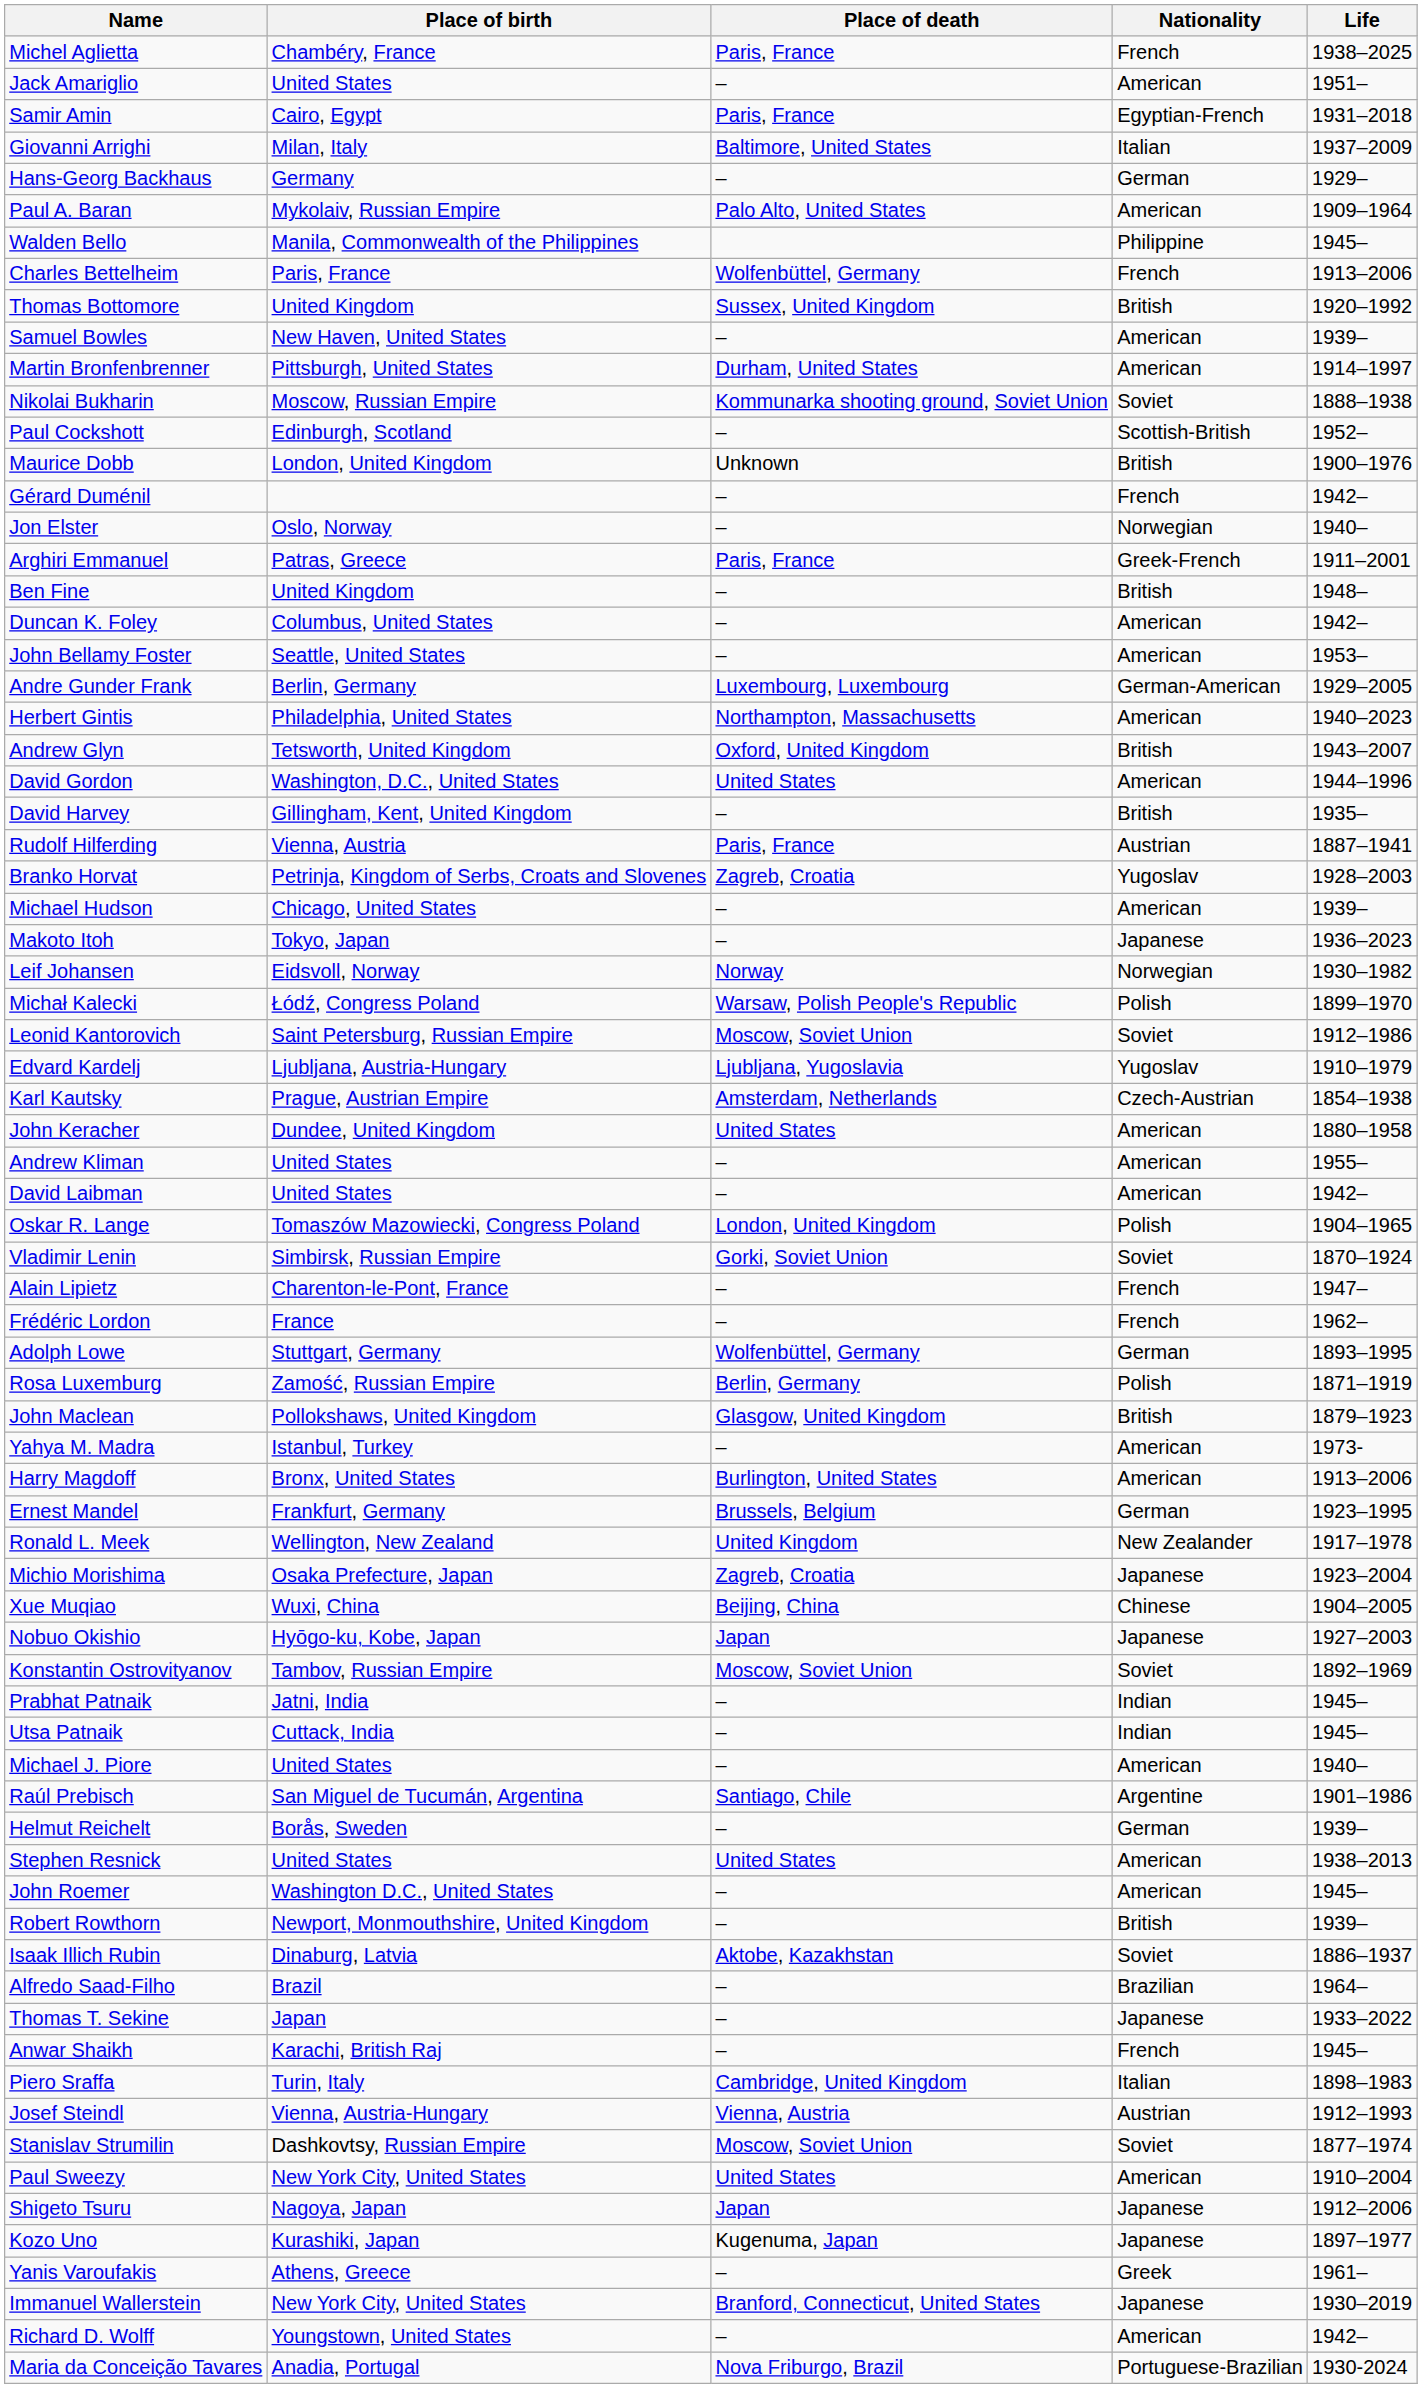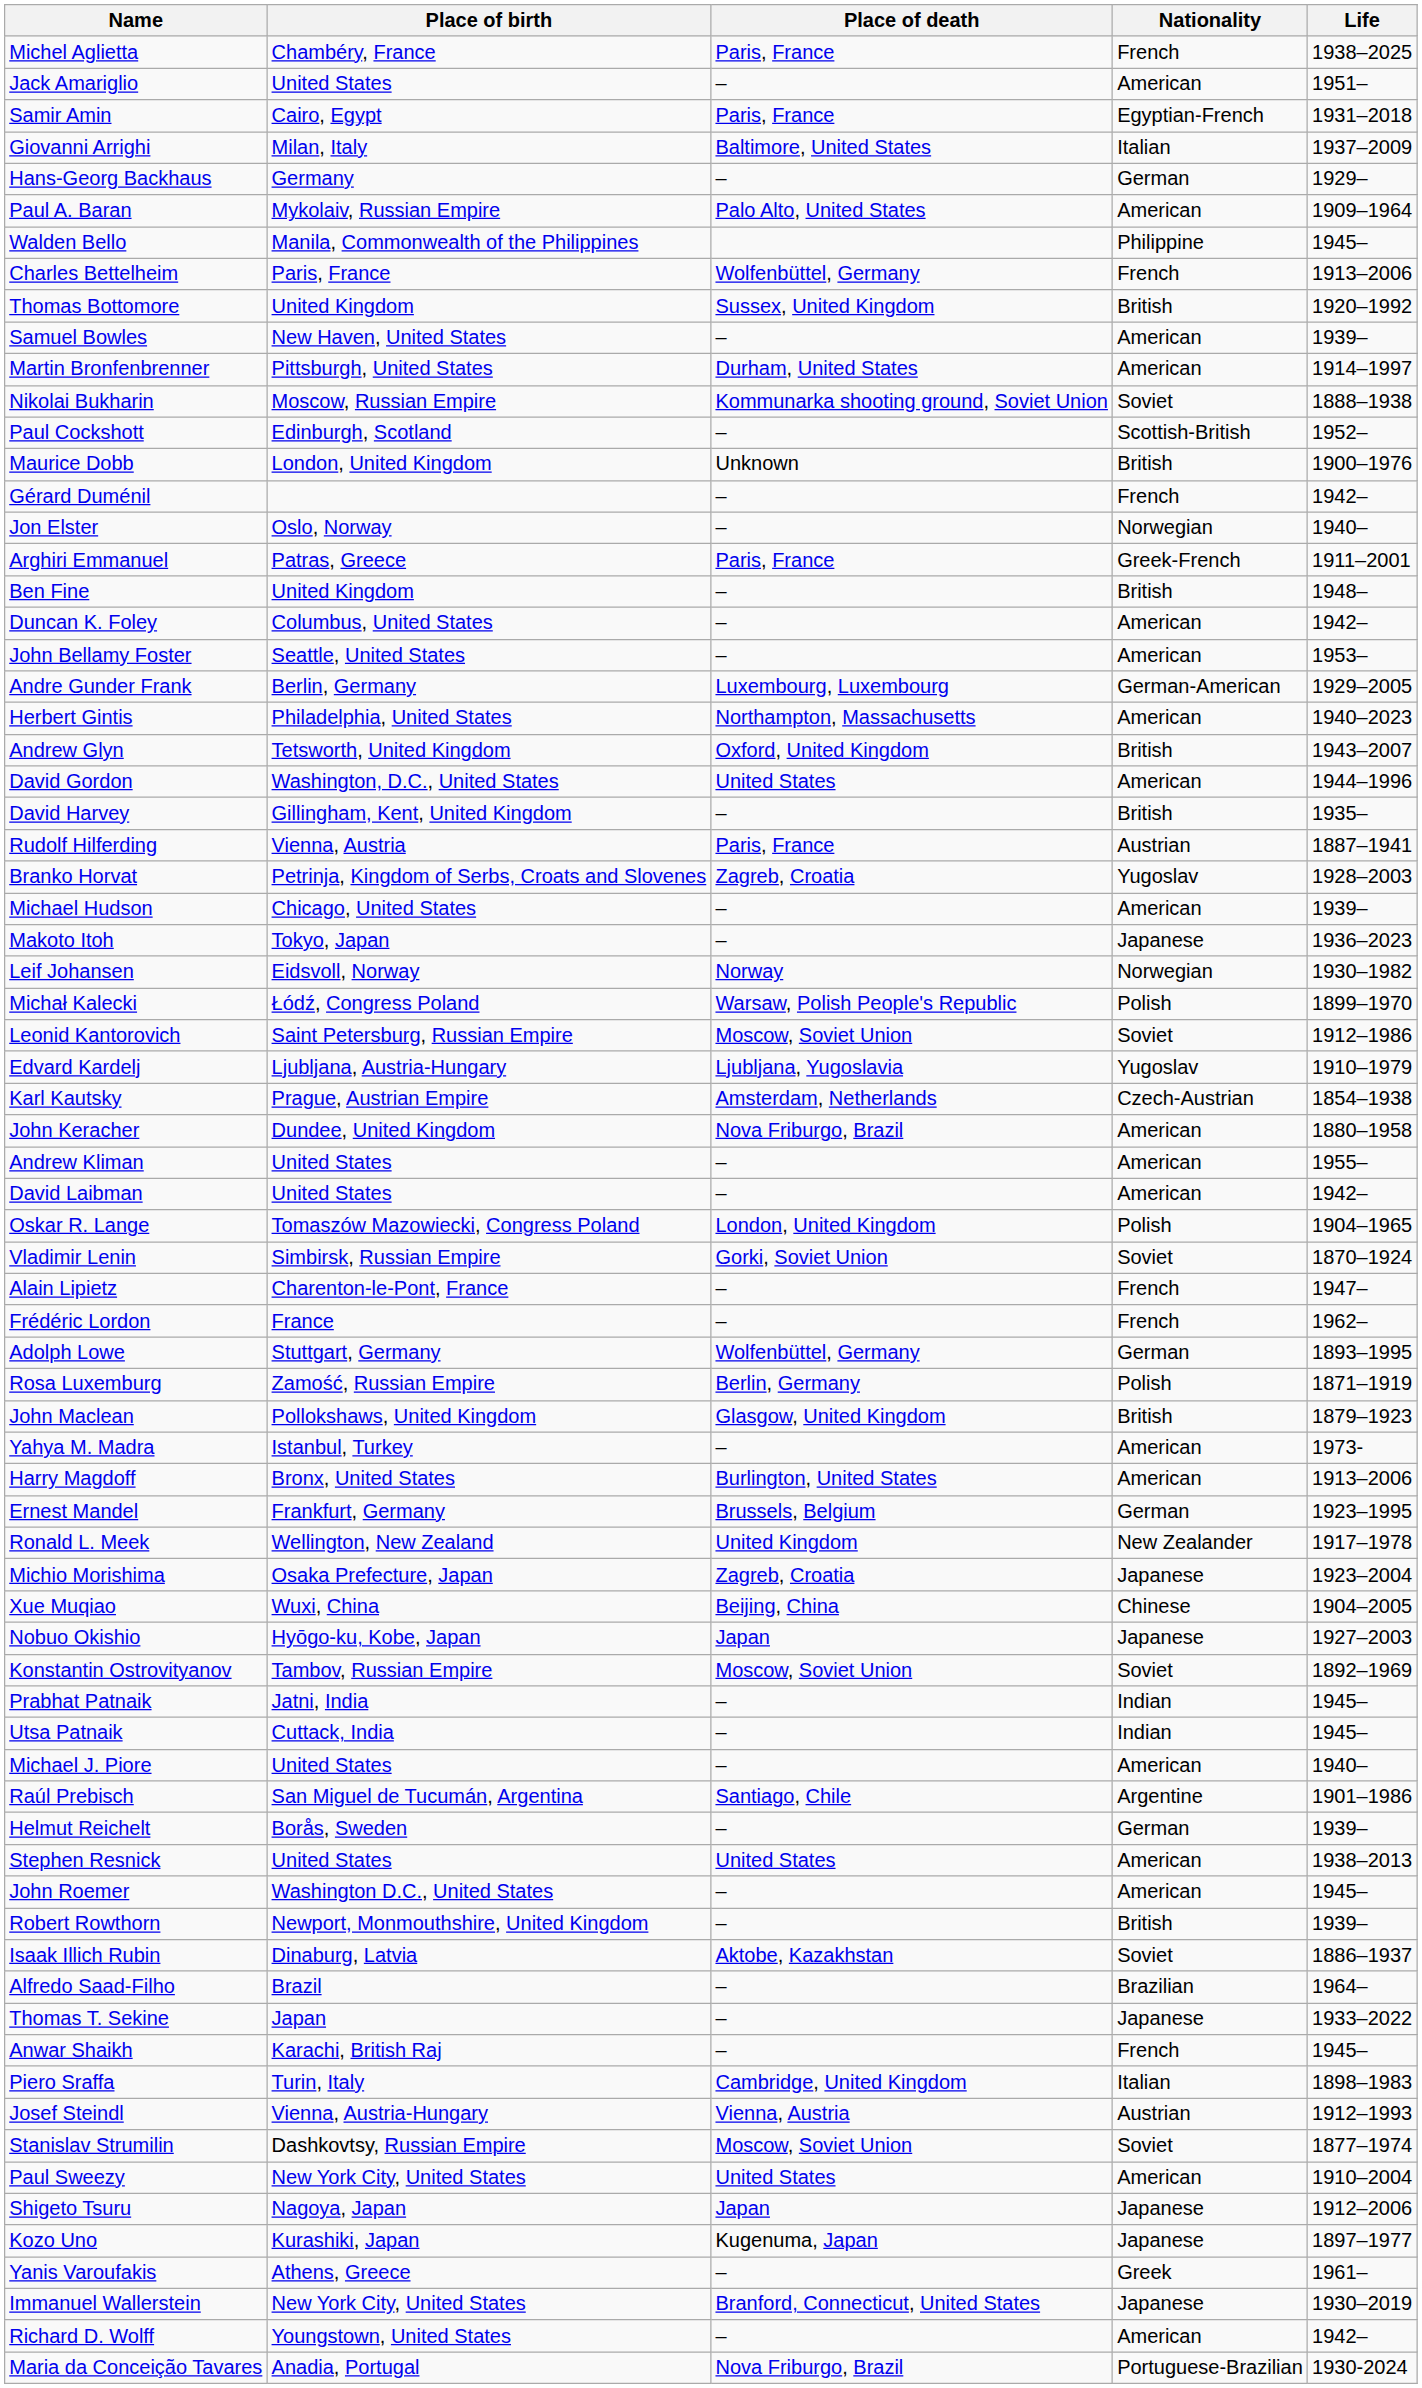(776, 1130) United States -> (809, 1130) Nova Friburgo, Brazil
